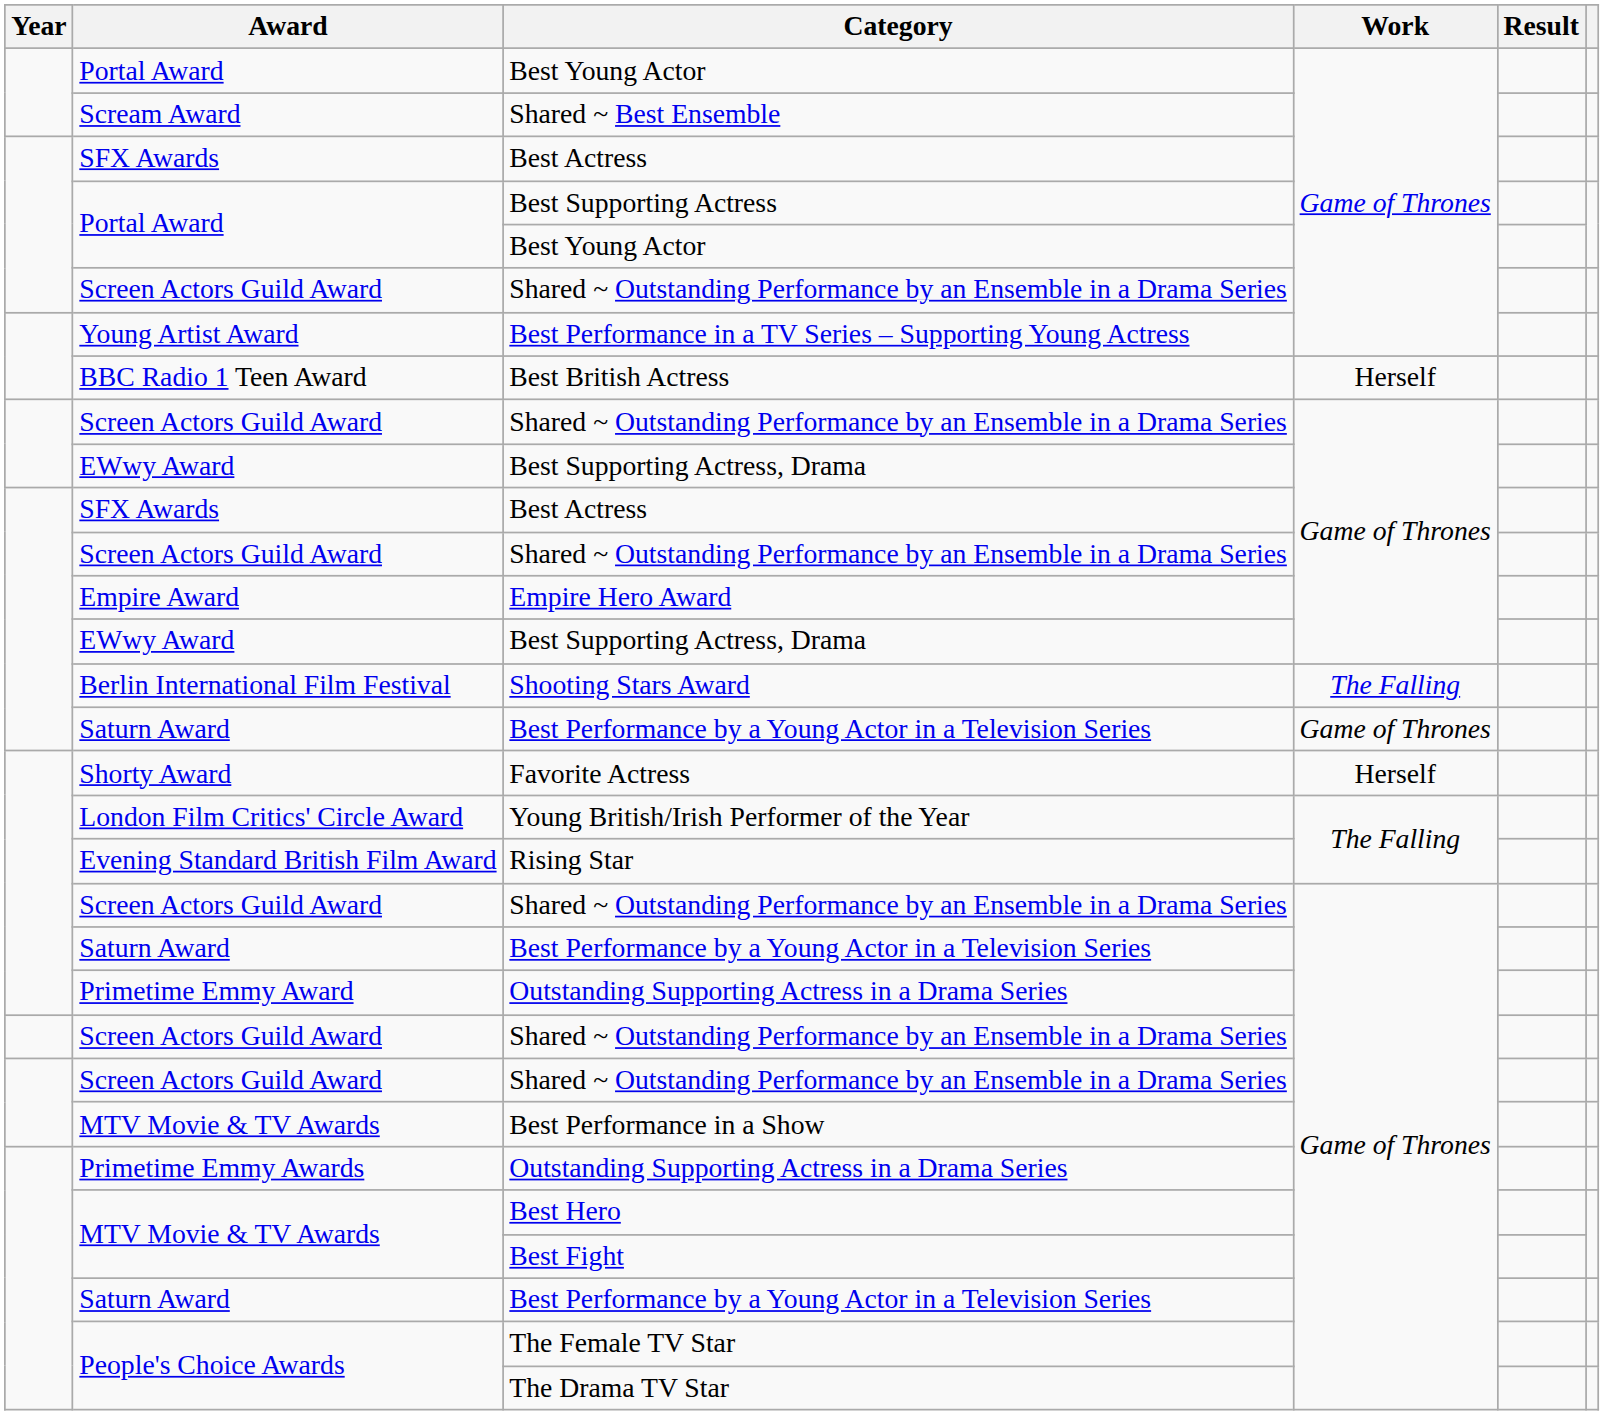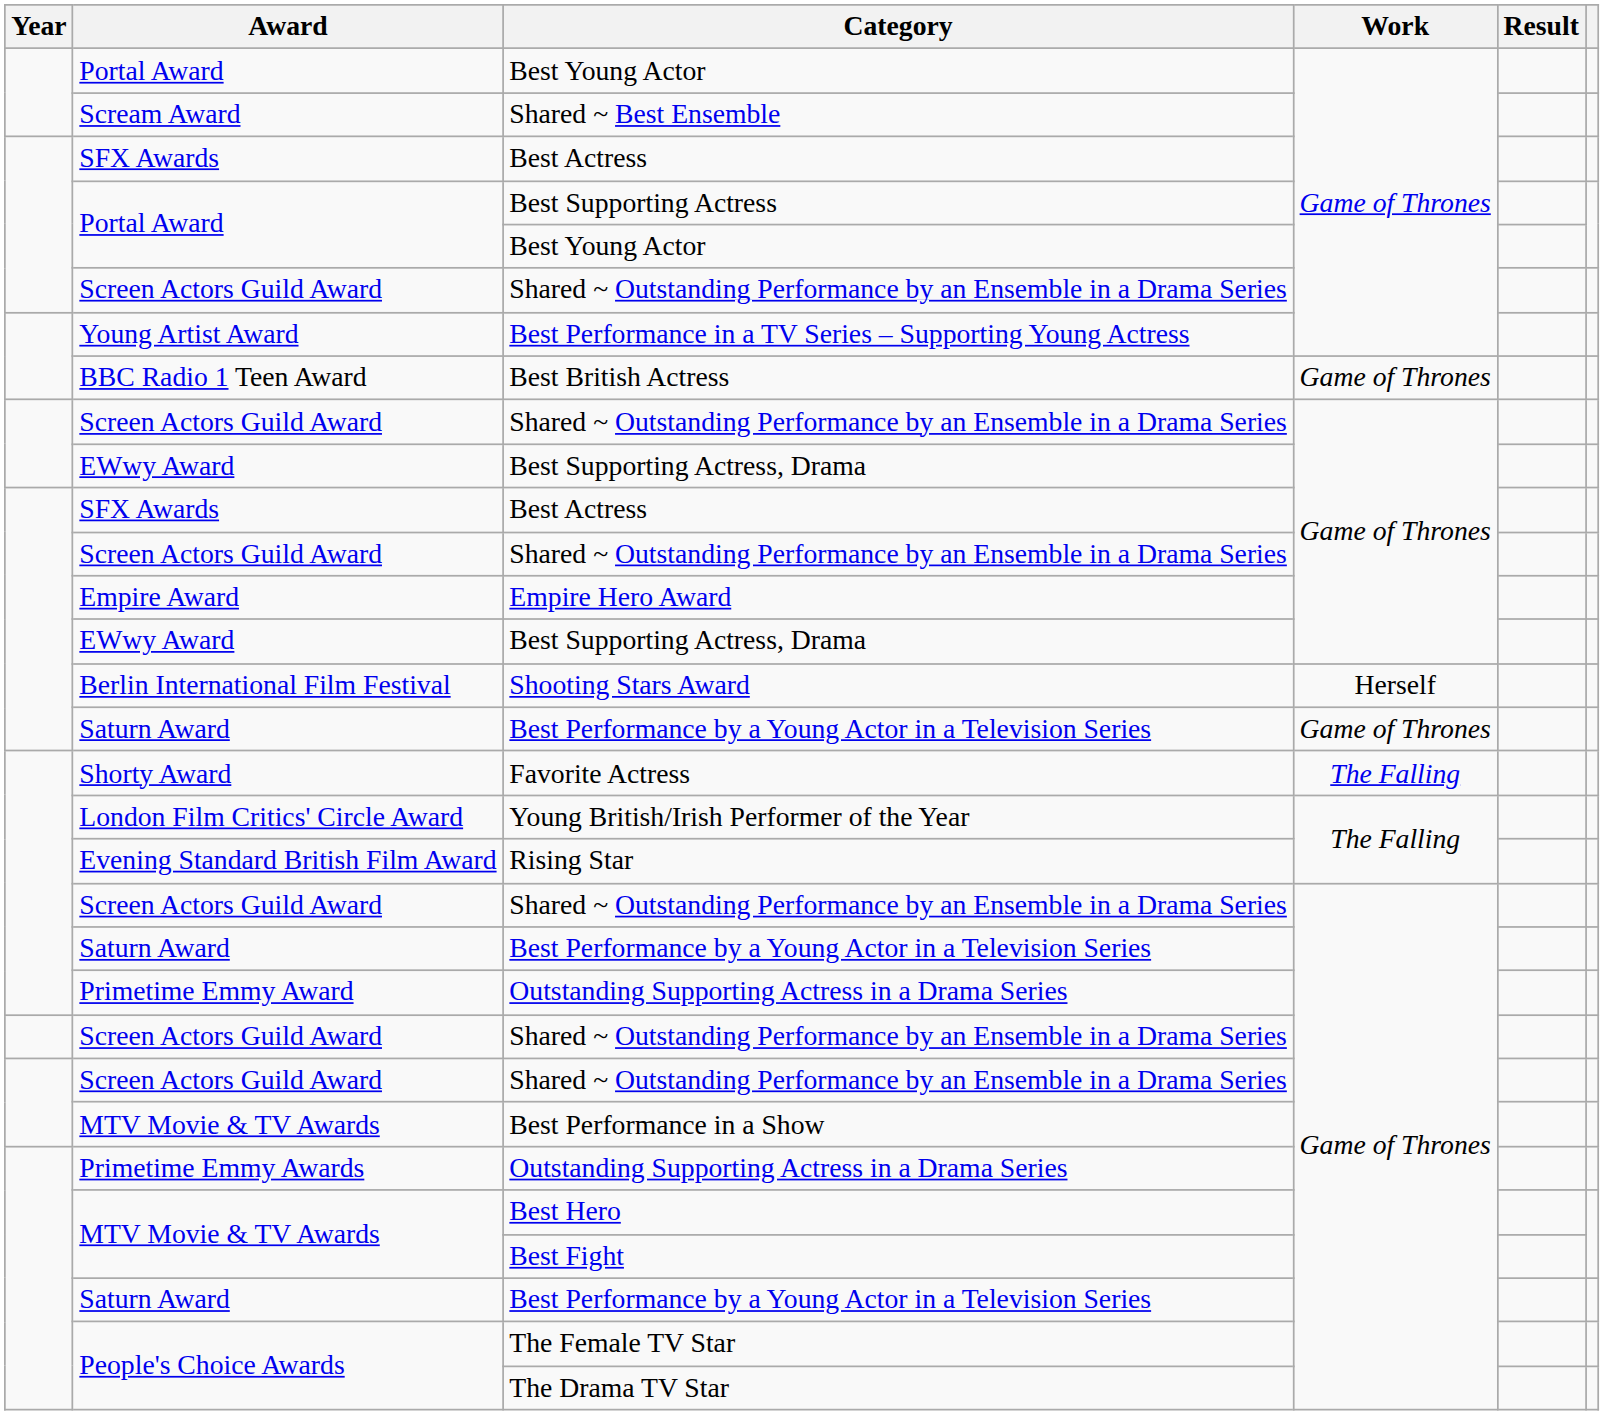(1395, 377) Herself -> (1395, 377) Game of Thrones
(1395, 684) The Falling -> (1395, 684) Herself
(1395, 772) Herself -> (1395, 772) The Falling
